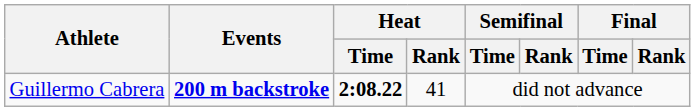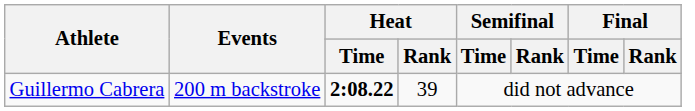(252, 89) bold -> (247, 89) normal
(436, 89) 41 -> (427, 89) 39
